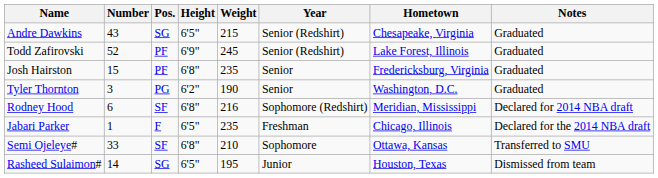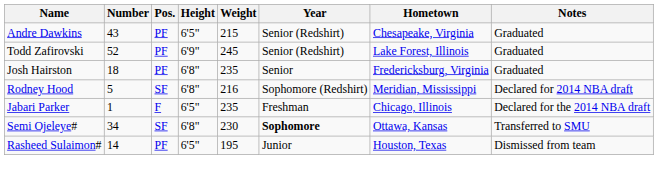(162, 32) SG -> (161, 32) PF
(113, 70) 15 -> (113, 70) 18
- row: (43, 88)
(110, 107) 6 -> (110, 88) 5
(113, 145) 33 -> (113, 126) 34
(229, 145) 210 -> (229, 126) 230
(289, 145) normal -> (291, 126) bold
(162, 164) SG -> (161, 145) PF
